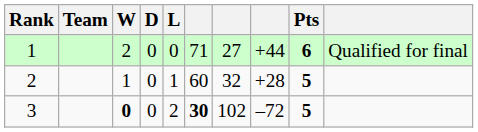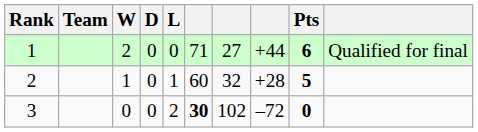(126, 111) bold -> (126, 111) normal
(307, 111) 5 -> (307, 111) 0
